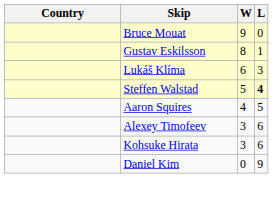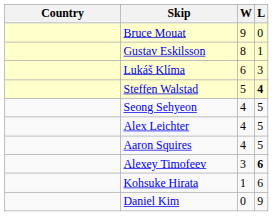+ row: (160, 107)
+ row: (156, 126)
(260, 126) normal -> (260, 164) bold
(243, 145) 3 -> (243, 182) 1
